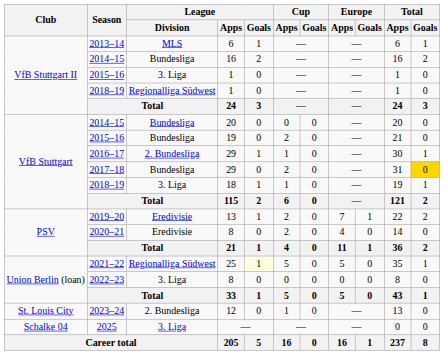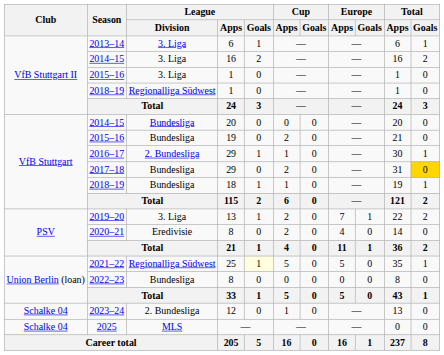(172, 43) MLS -> (172, 43) 3. Liga
(172, 59) Bundesliga -> (172, 59) 3. Liga
(172, 185) 3. Liga -> (172, 185) Bundesliga
(172, 216) Eredivisie -> (172, 216) 3. Liga
(172, 279) 3. Liga -> (172, 279) Bundesliga
(46, 311) St. Louis City -> (46, 311) Schalke 04
(172, 327) 3. Liga -> (172, 327) MLS
